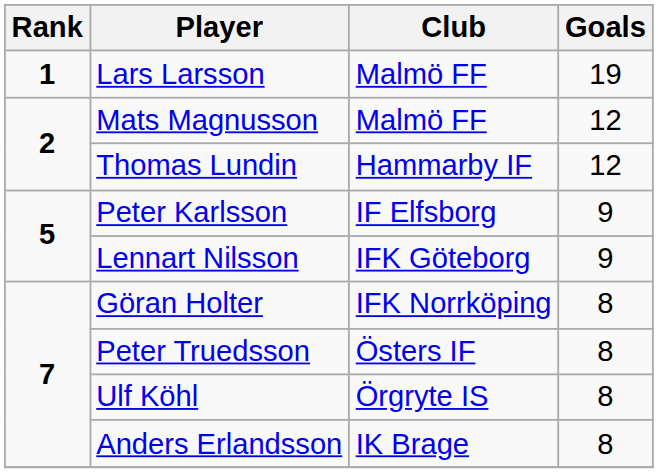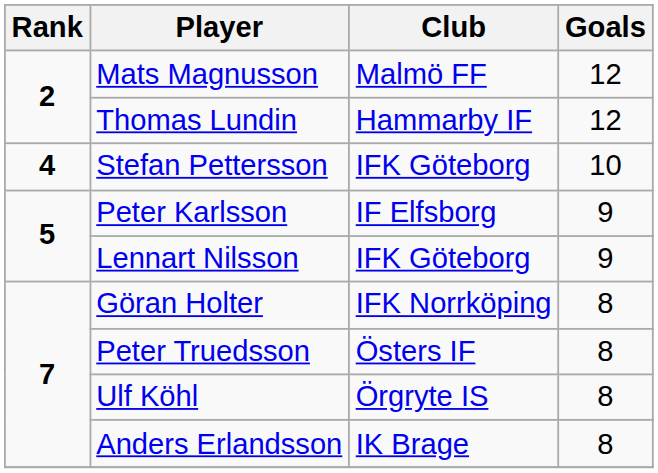- row: (180, 73)
+ row: (212, 166)
